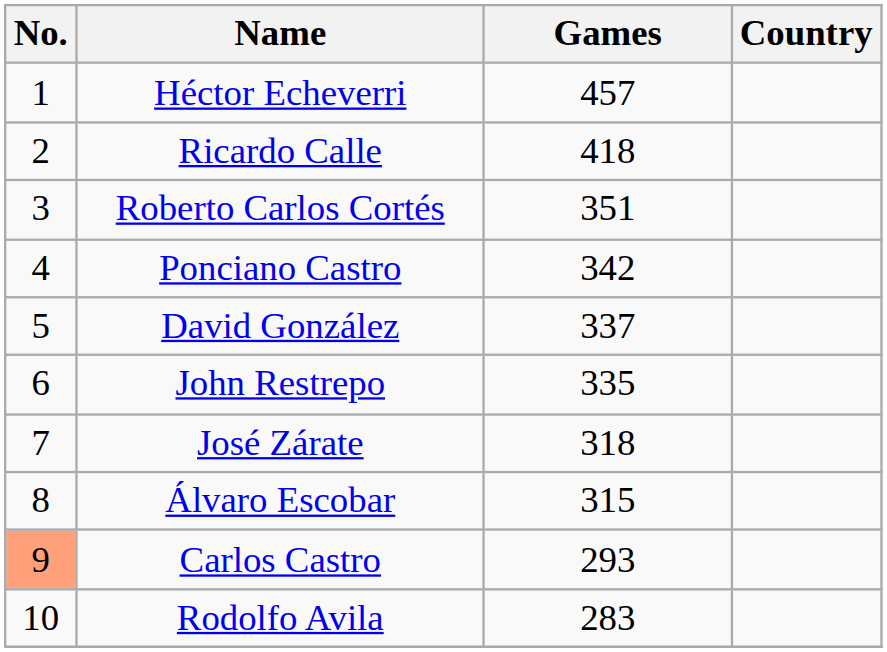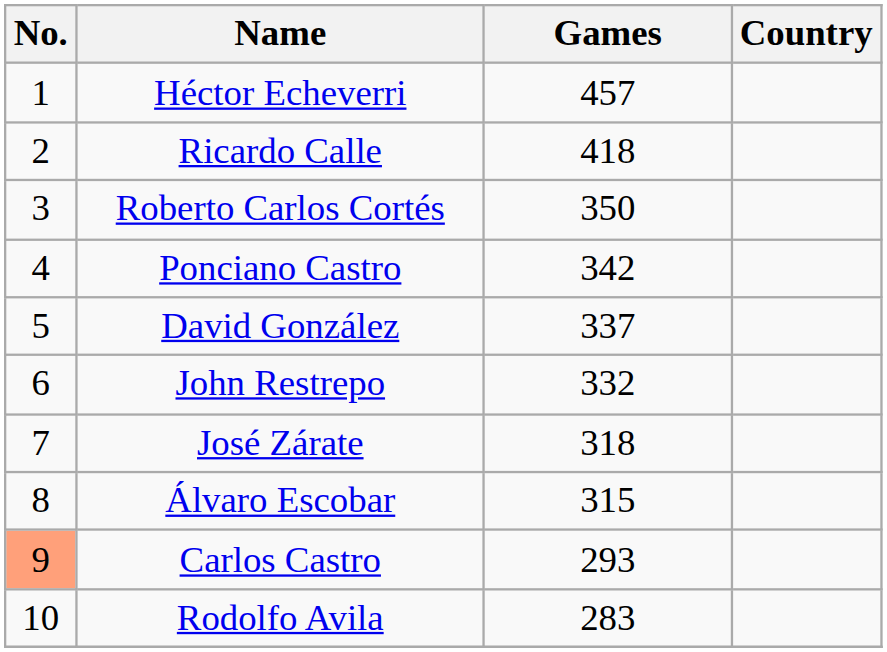(608, 208) 351 -> (608, 208) 350
(608, 383) 335 -> (608, 383) 332
